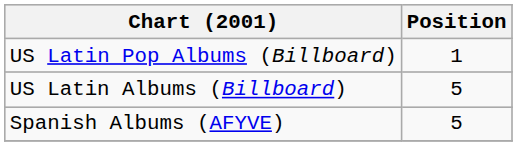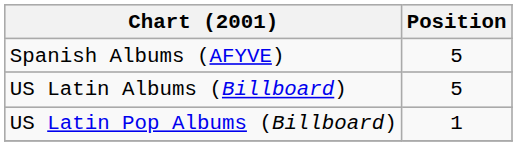rows swapped: (147, 123) <-> (203, 56)
